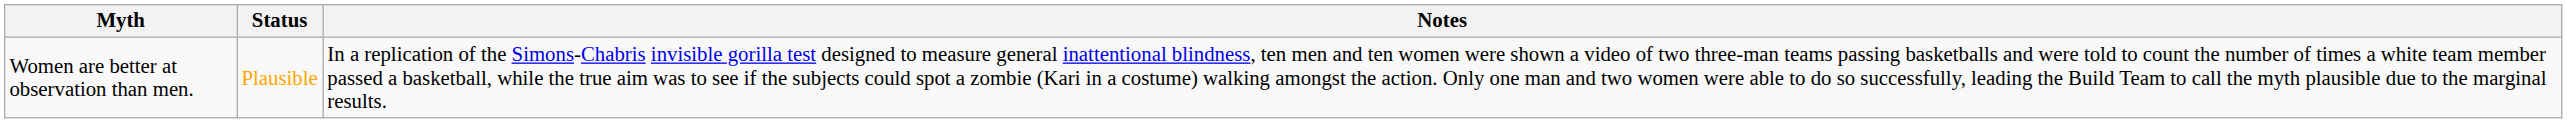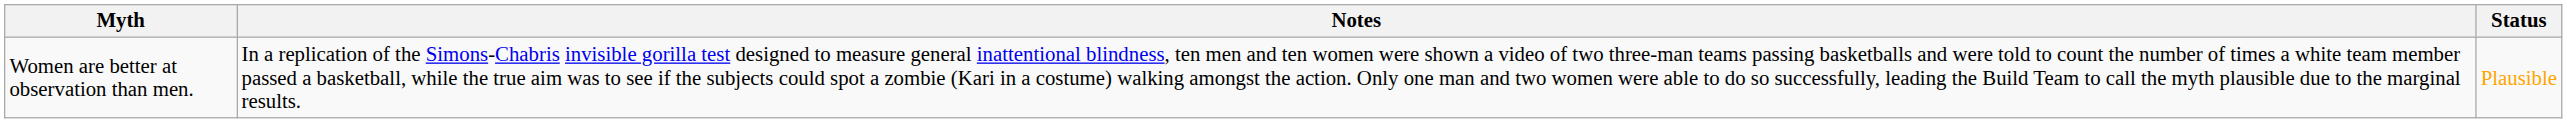columns swapped: (280, 20) <-> (1442, 20)
